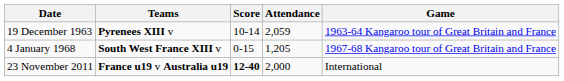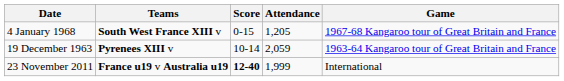rows swapped: (50, 31) <-> (41, 48)
(278, 66) 2,000 -> (278, 66) 1,999
